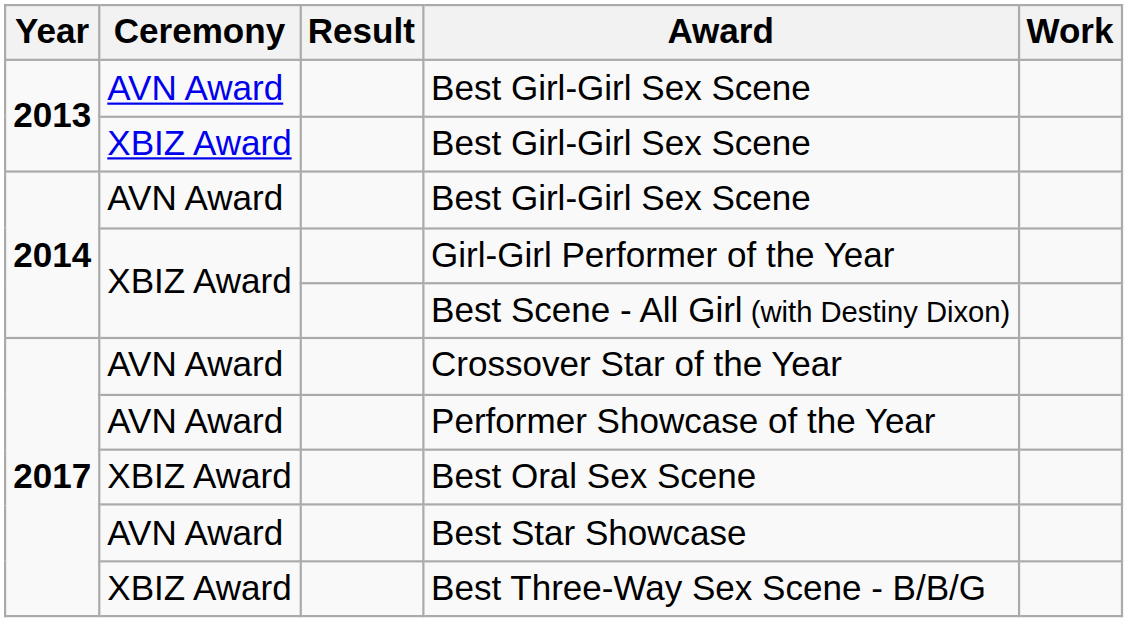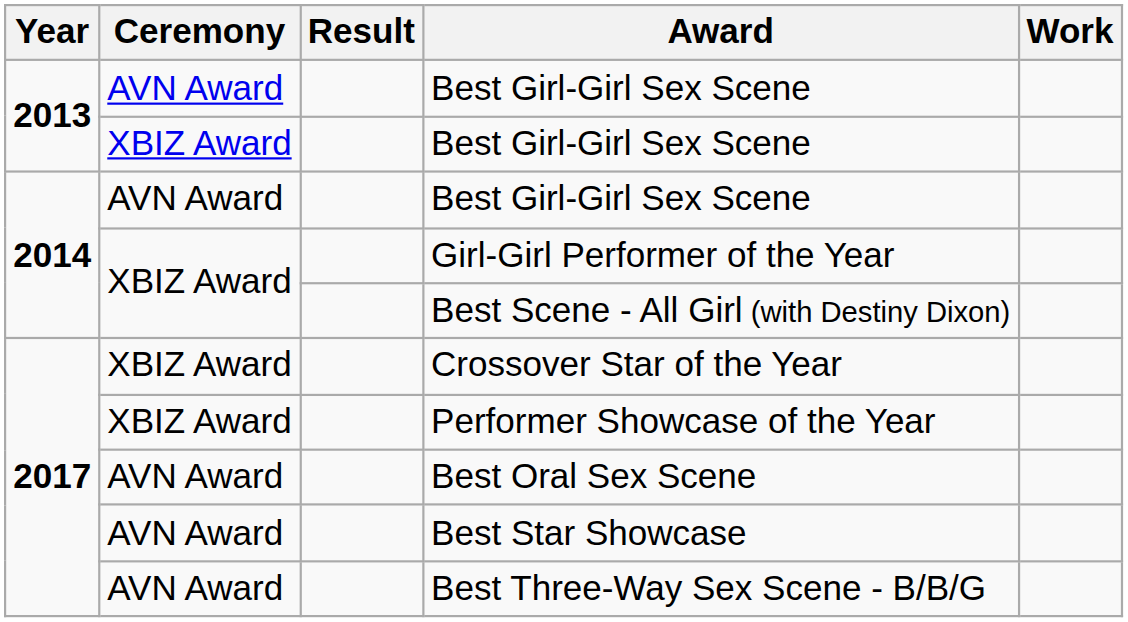(195, 365) AVN Award -> (199, 365) XBIZ Award
(195, 421) AVN Award -> (199, 421) XBIZ Award
(199, 476) XBIZ Award -> (195, 476) AVN Award
(199, 587) XBIZ Award -> (195, 587) AVN Award
